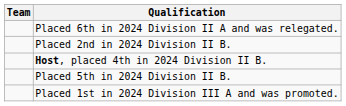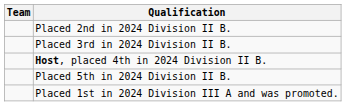- row: (187, 29)
+ row: (133, 45)
